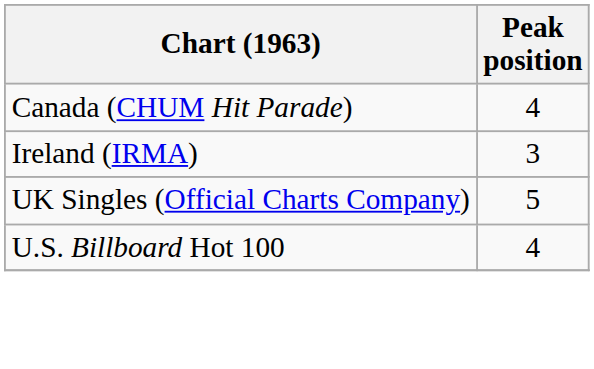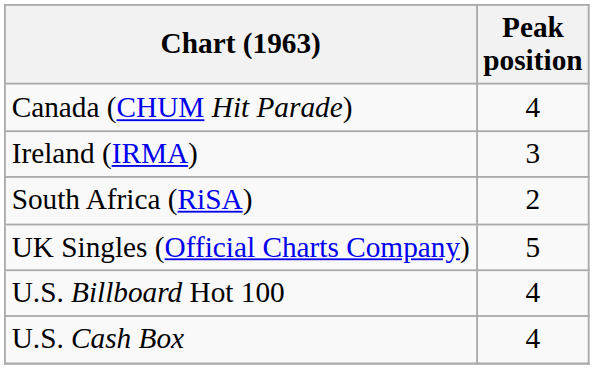+ row: (132, 199)
+ row: (98, 339)
